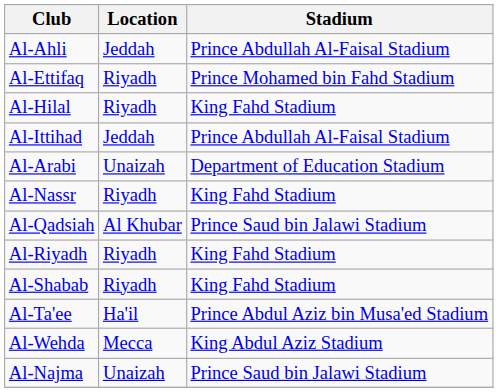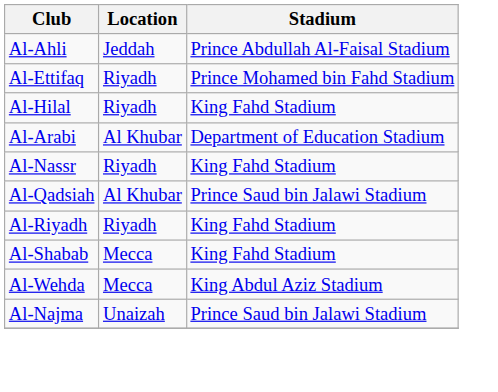- row: (45, 136)
(134, 166) Unaizah -> (142, 136) Al Khubar
(130, 284) Riyadh -> (128, 254) Mecca
- row: (40, 313)
